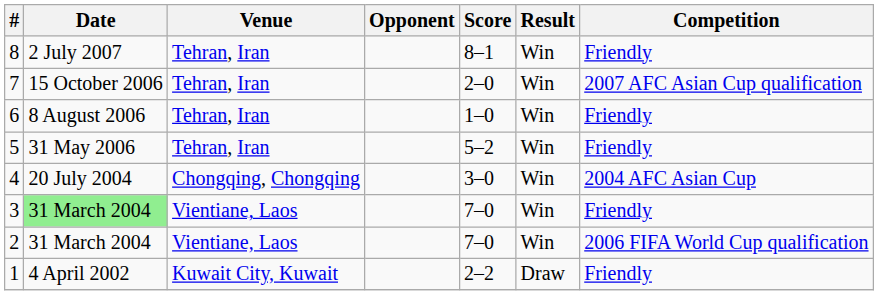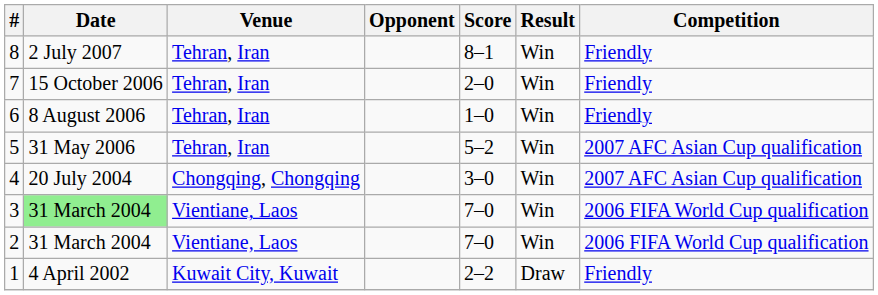(723, 83) 2007 AFC Asian Cup qualification -> (618, 83) Friendly
(618, 147) Friendly -> (723, 147) 2007 AFC Asian Cup qualification
(670, 178) 2004 AFC Asian Cup -> (723, 178) 2007 AFC Asian Cup qualification
(618, 210) Friendly -> (726, 210) 2006 FIFA World Cup qualification
